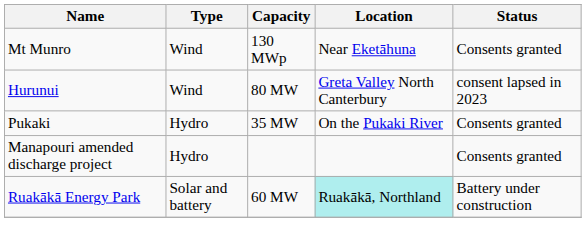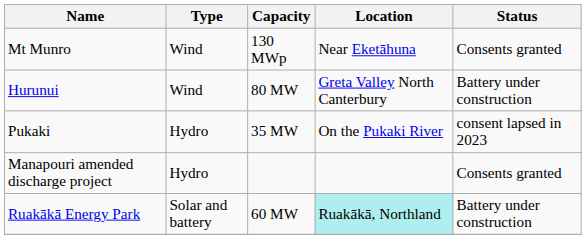(509, 90) consent lapsed in 2023 -> (498, 90) Battery under construction
(509, 123) Consents granted -> (509, 131) consent lapsed in 2023
